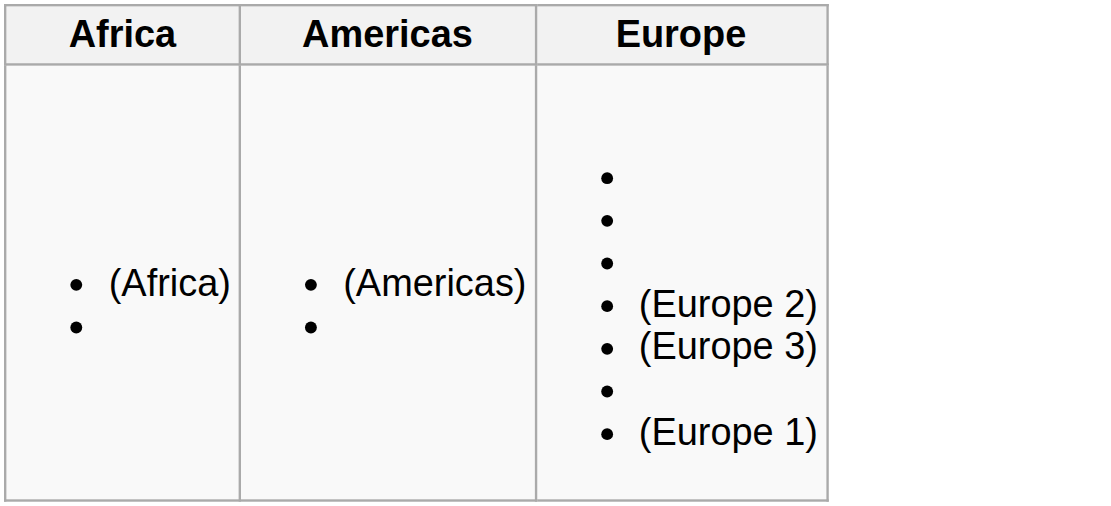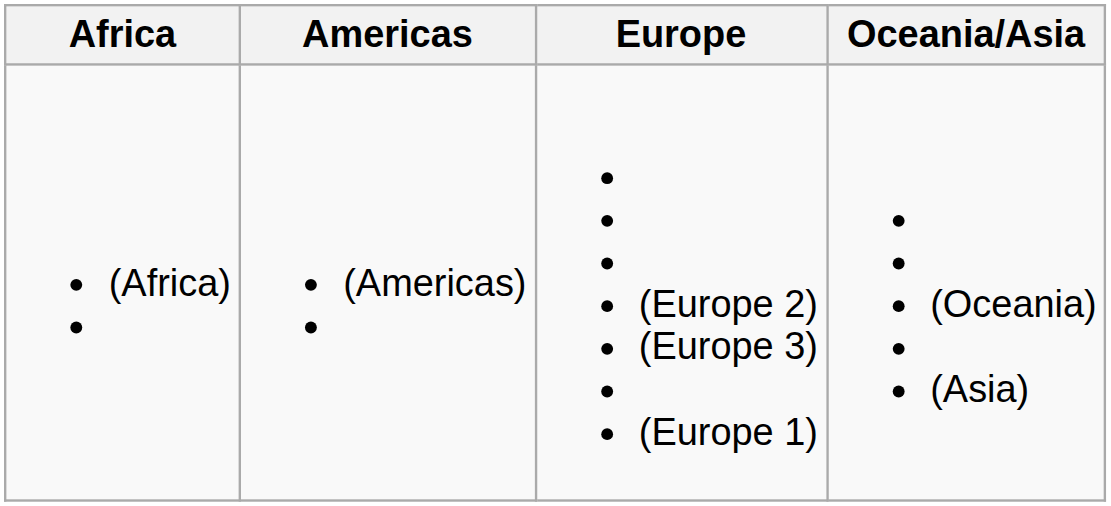+ column: (966, 34)
